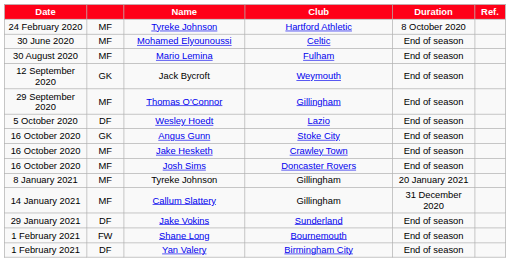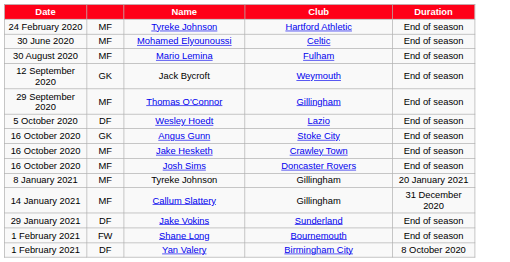- column: (490, 12)
(434, 27) 8 October 2020 -> (434, 27) End of season
(434, 250) End of season -> (434, 250) 8 October 2020
